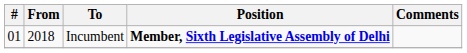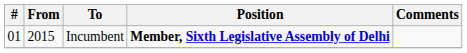(41, 36) 2018 -> (41, 36) 2015
